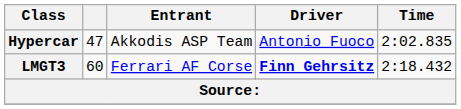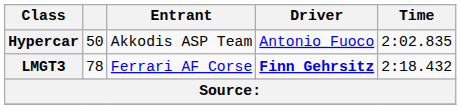(95, 41) 47 -> (95, 41) 50
(95, 66) 60 -> (95, 66) 78
